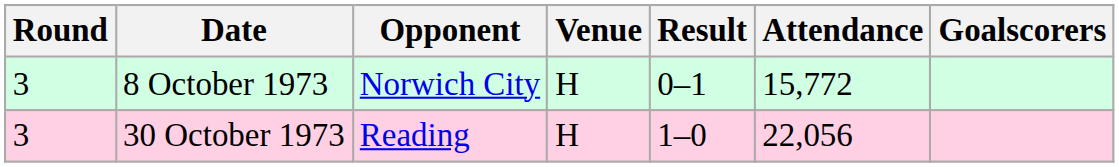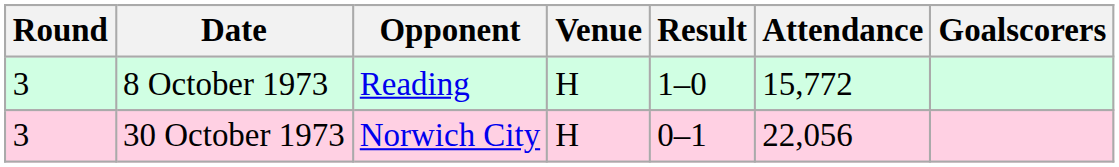(450, 82) Norwich City -> (415, 82) Reading
(682, 82) 0–1 -> (682, 82) 1–0
(415, 135) Reading -> (450, 135) Norwich City
(682, 135) 1–0 -> (682, 135) 0–1
